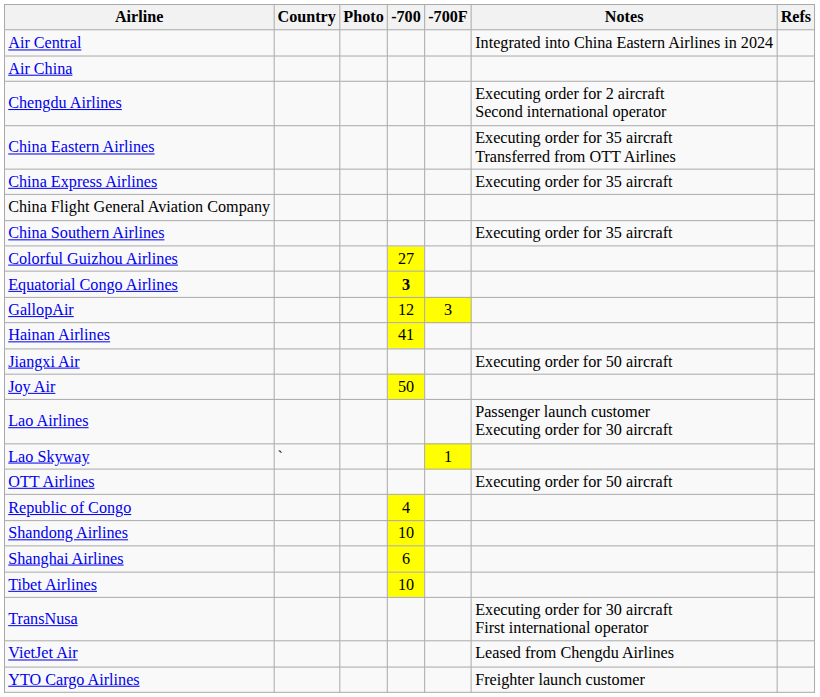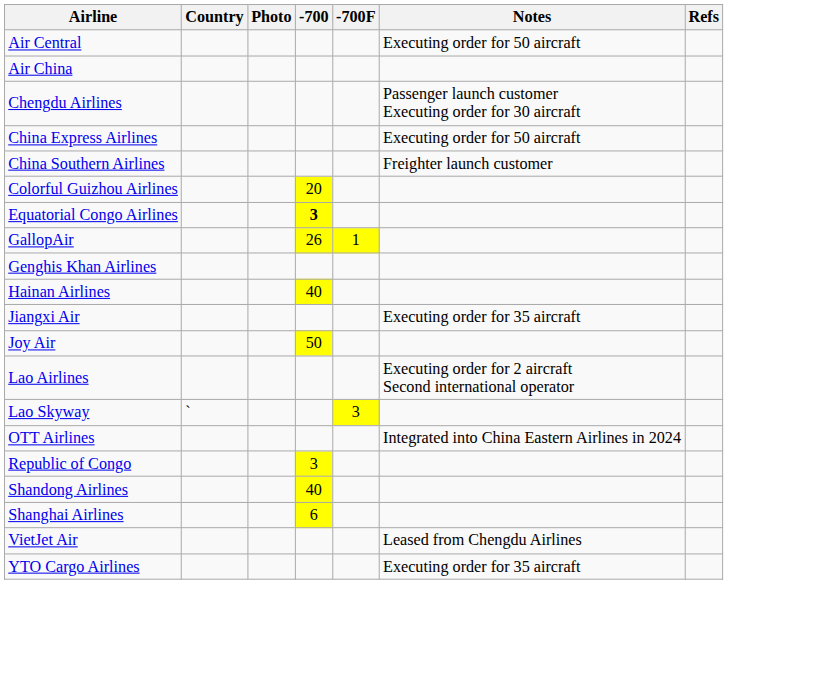(624, 42) Integrated into China Eastern Airlines in 2024 -> (482, 42) Executing order for 50 aircraft
(571, 103) Executing order for 2 aircraft Second international operator -> (482, 103) Passenger launch customer Executing order for 30 aircraft
- row: (81, 147)
(574, 181) Executing order for 35 aircraft -> (482, 138) Executing order for 50 aircraft
- row: (139, 207)
(574, 233) Executing order for 35 aircraft -> (468, 163) Freighter launch customer
(406, 258) 27 -> (314, 189) 20
(406, 309) 12 -> (314, 240) 26
(448, 309) 3 -> (356, 240) 1
+ row: (82, 266)
(406, 335) 41 -> (314, 291) 40
(574, 361) Executing order for 50 aircraft -> (482, 317) Executing order for 35 aircraft
(574, 421) Passenger launch customer Executing order for 30 aircraft -> (479, 377) Executing order for 2 aircraft Second international operator
(448, 456) 1 -> (356, 412) 3
(574, 481) Executing order for 50 aircraft -> (532, 438) Integrated into China Eastern Airlines in 2024
(406, 507) 4 -> (314, 463) 3
(406, 533) 10 -> (314, 489) 40
- row: (53, 584)
- row: (43, 619)
(560, 679) Freighter launch customer -> (482, 566) Executing order for 35 aircraft
